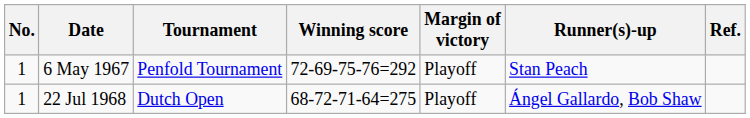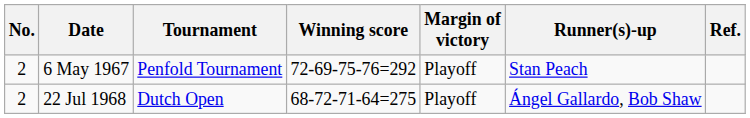(22, 69) 1 -> (22, 69) 2
(22, 99) 1 -> (22, 99) 2
